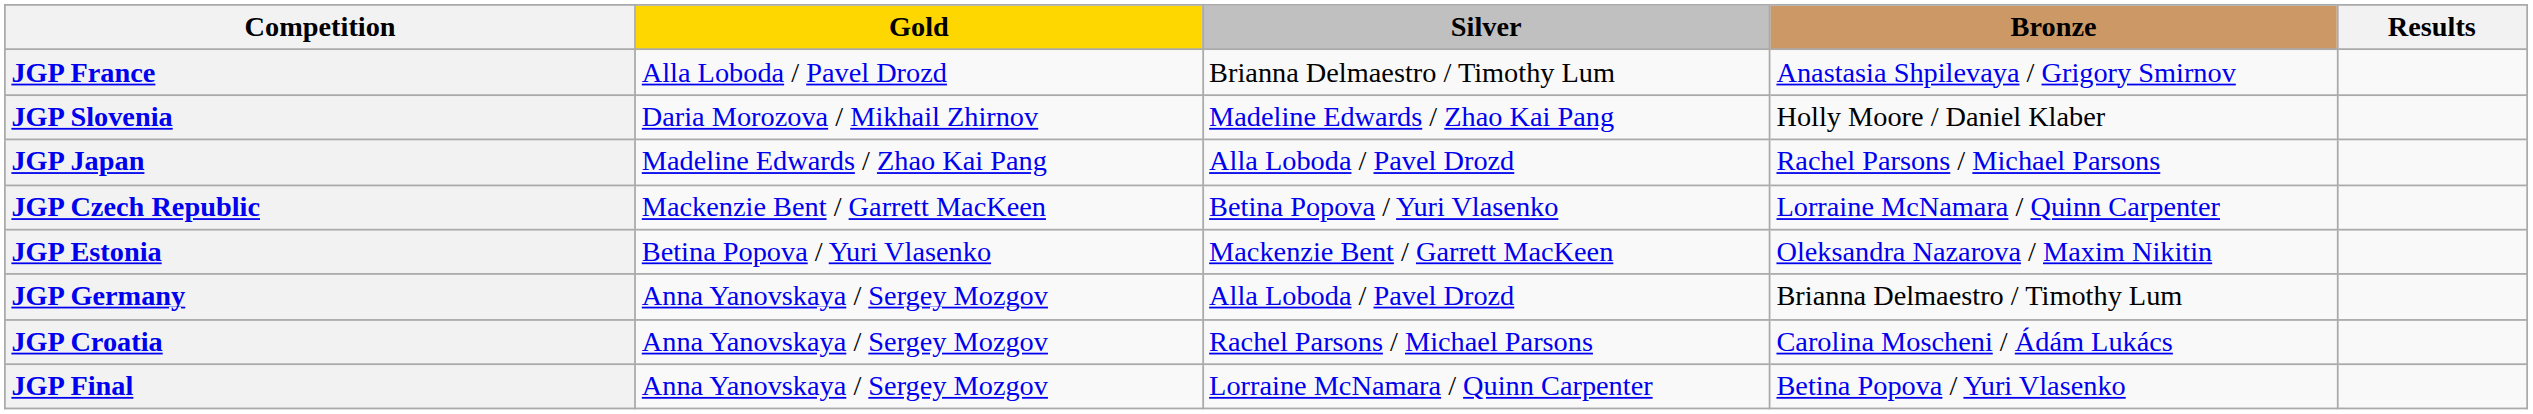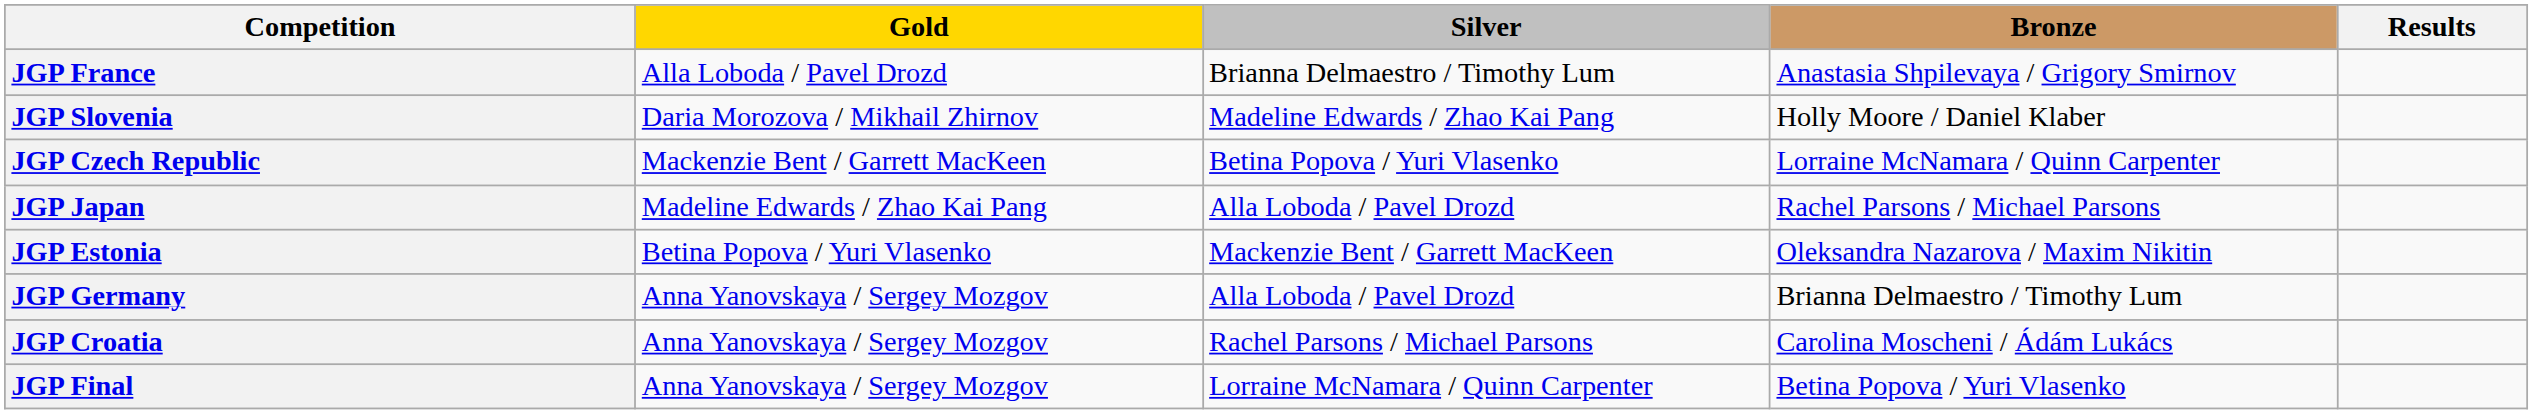rows swapped: (136, 206) <-> (78, 161)
